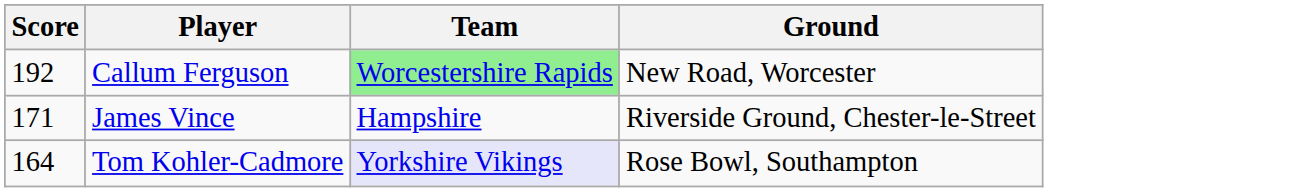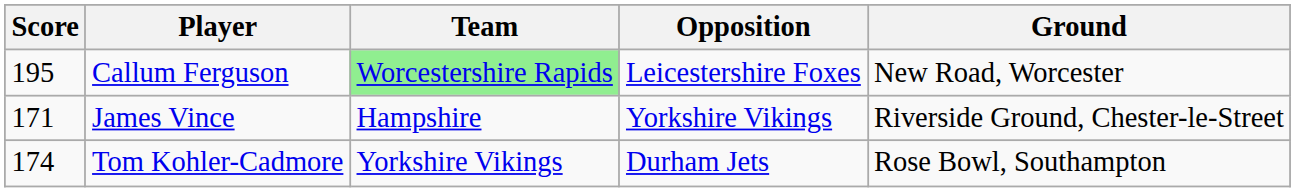+ column: (743, 27)
(33, 72) 192 -> (33, 72) 195
(33, 162) 164 -> (33, 162) 174
(460, 162) lavender background -> (460, 162) no background
